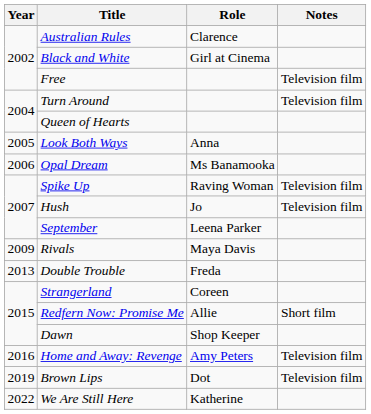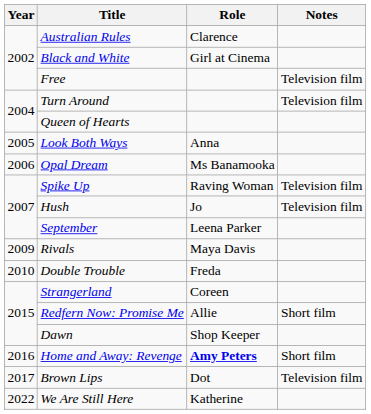(21, 270) 2013 -> (21, 270) 2010
(222, 356) normal -> (223, 356) bold
(322, 356) Television film -> (308, 356) Short film
(21, 377) 2019 -> (21, 377) 2017
